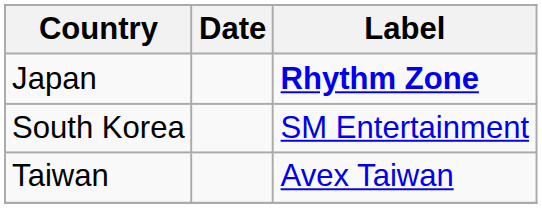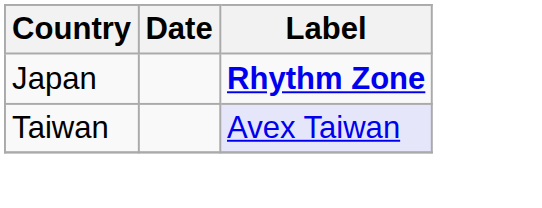- row: (98, 127)
(367, 176) no background -> (314, 127) lavender background
